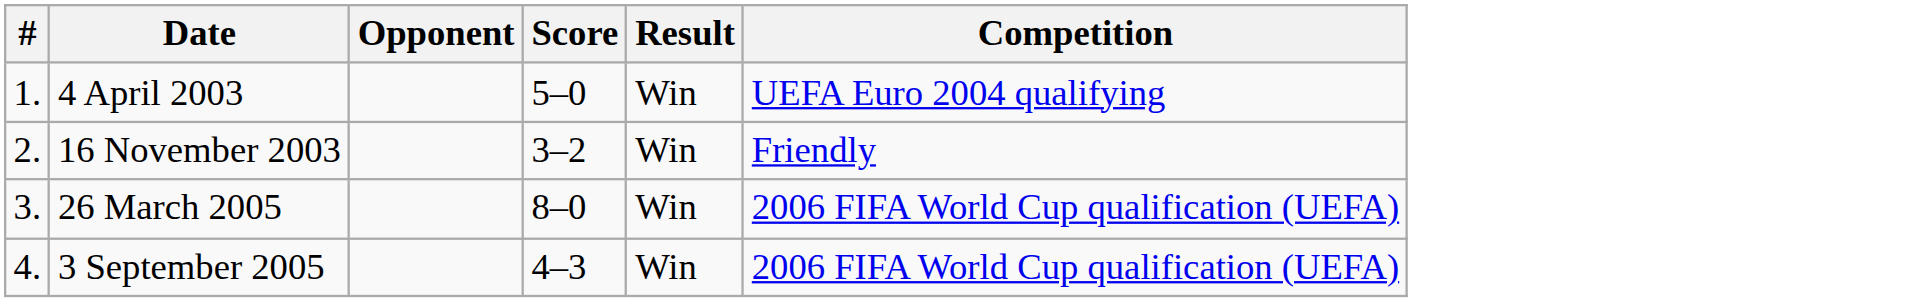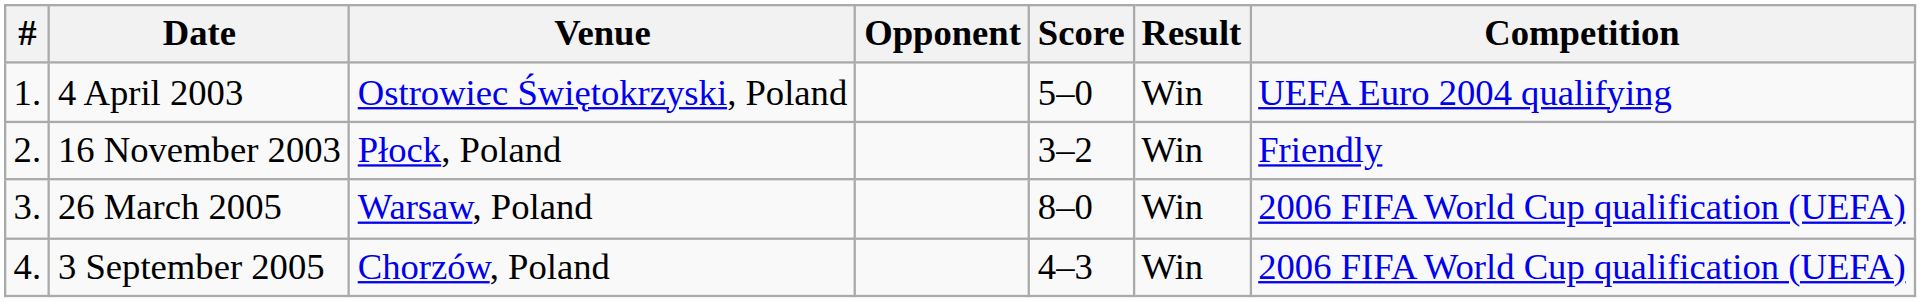+ column: (602, 33)
